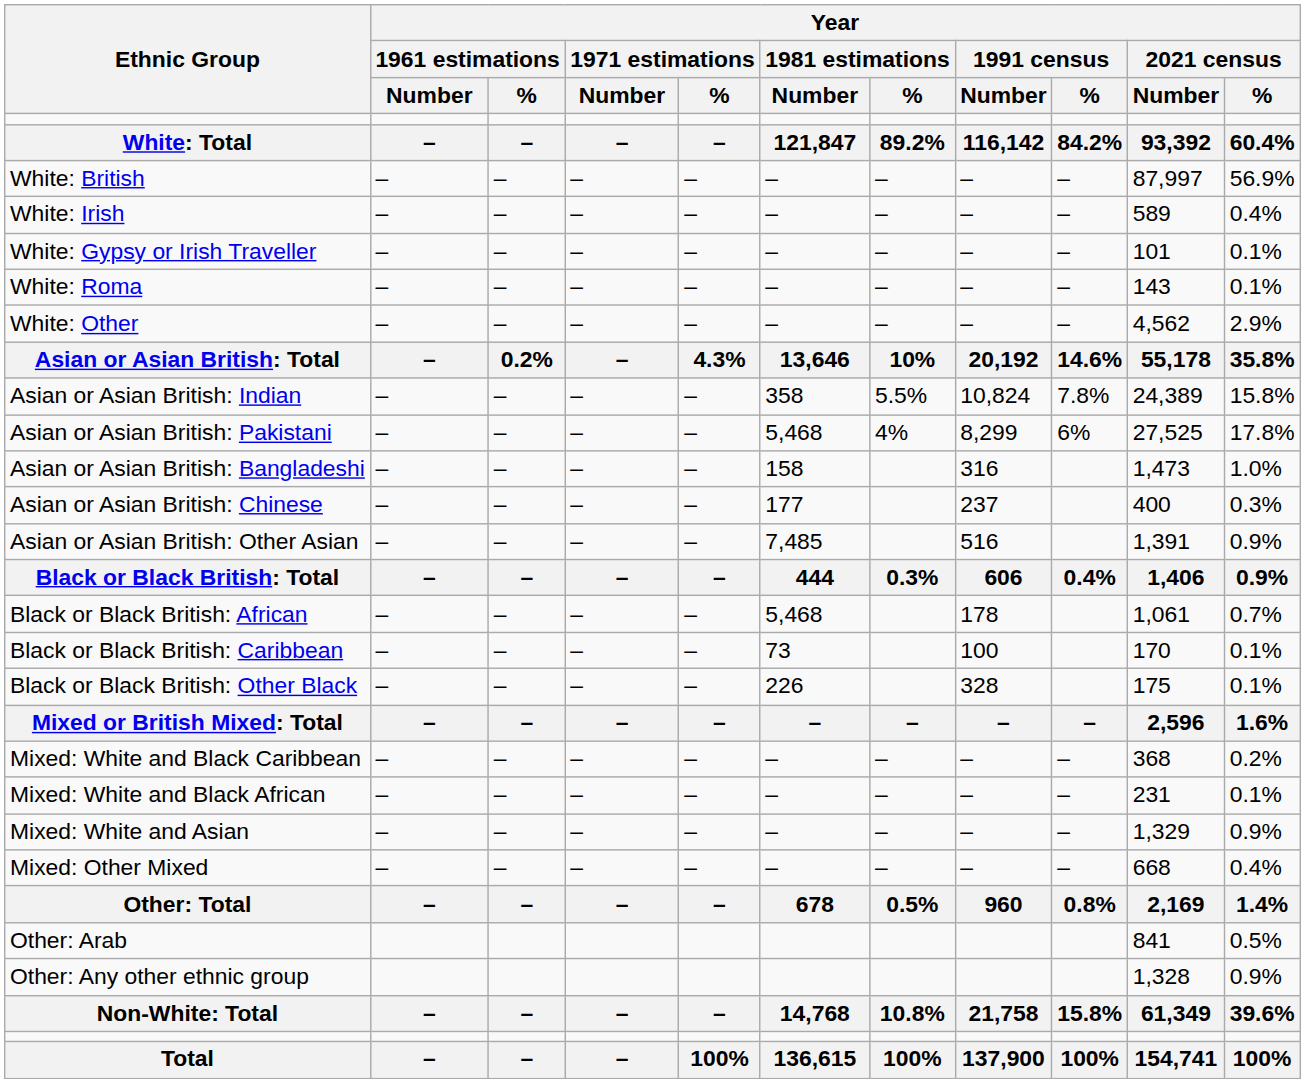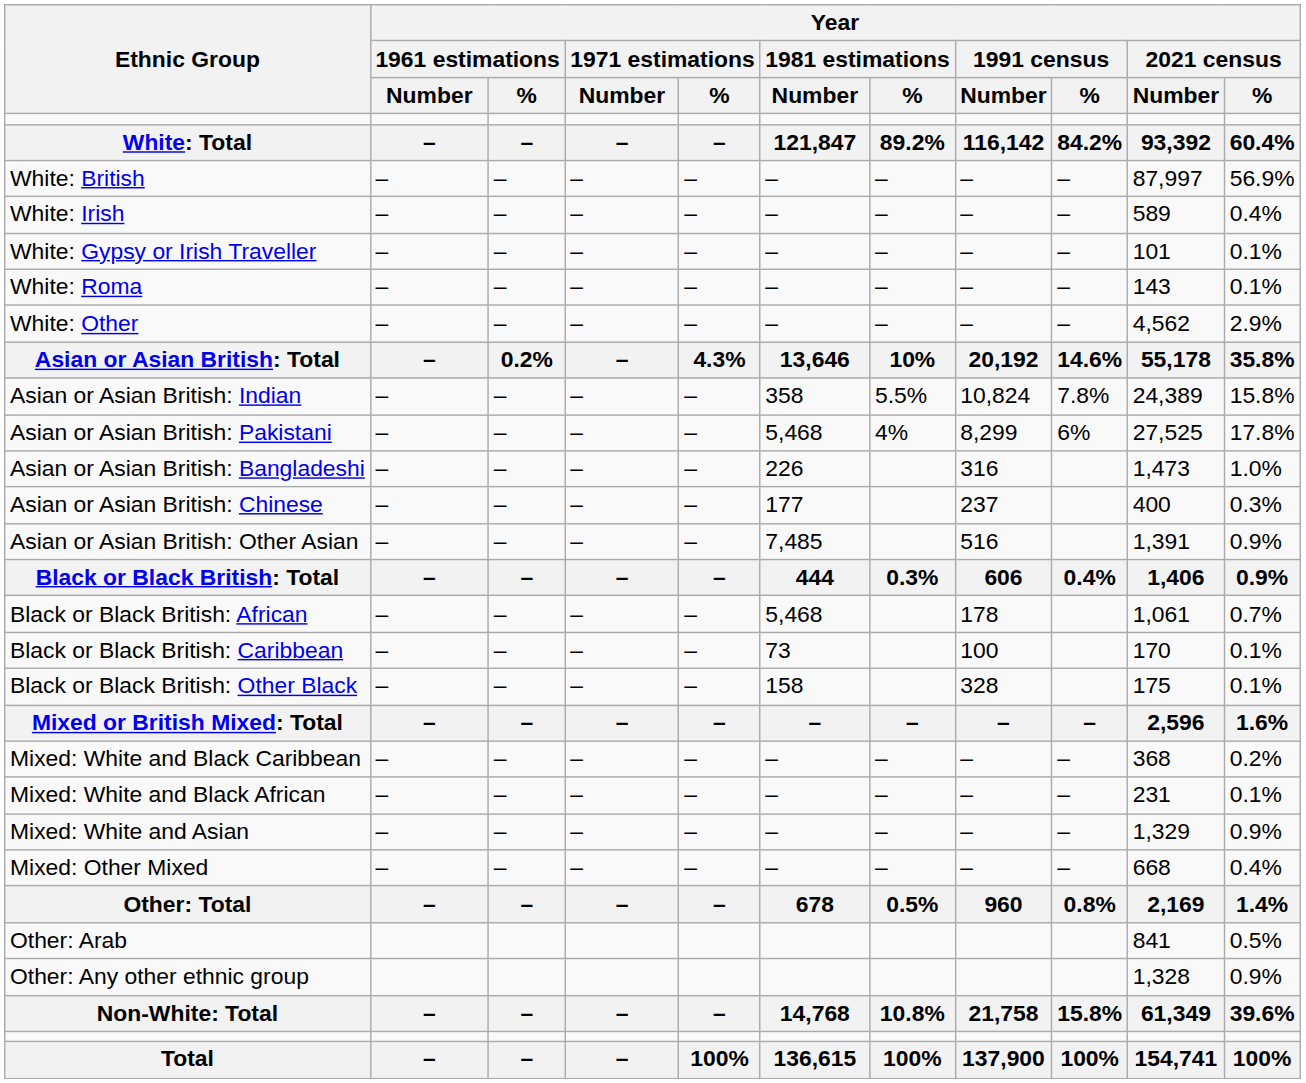(784, 468) 158 -> (784, 468) 226
(784, 686) 226 -> (784, 686) 158
